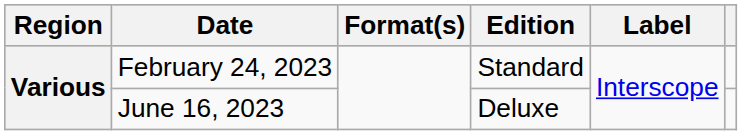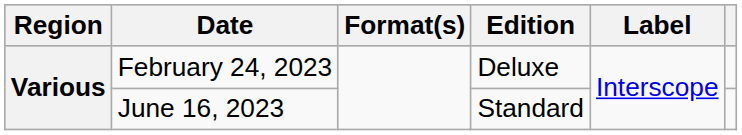(531, 66) Standard -> (518, 66) Deluxe
(518, 108) Deluxe -> (531, 108) Standard
